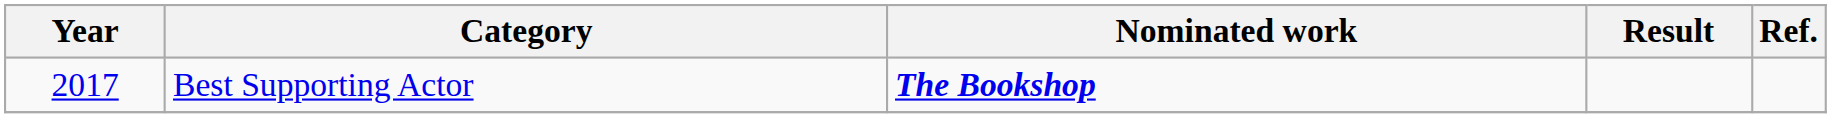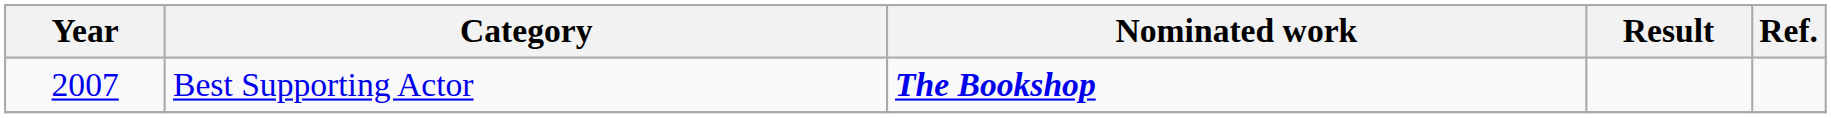(85, 84) 2017 -> (85, 84) 2007
